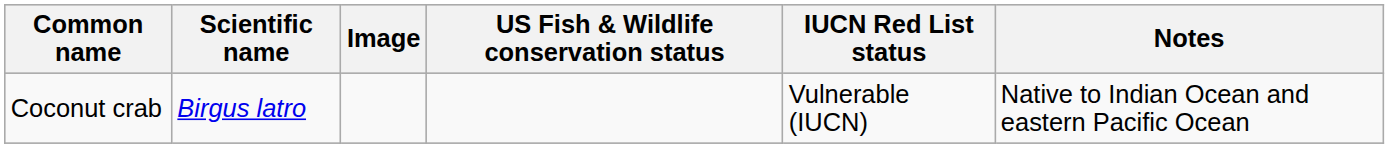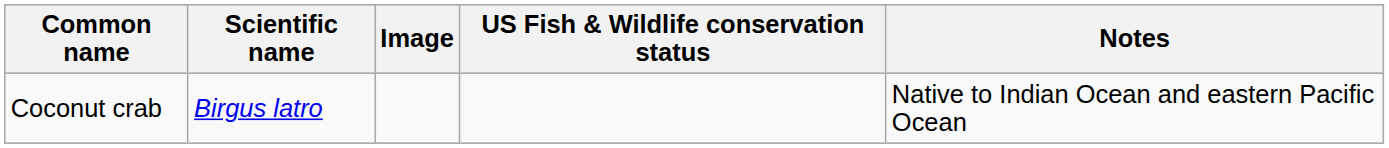- column: (889, 38)
